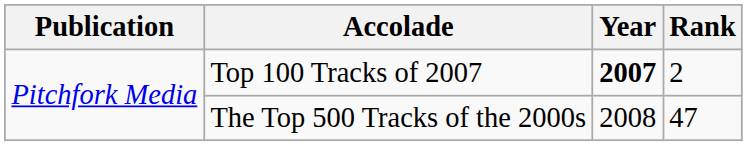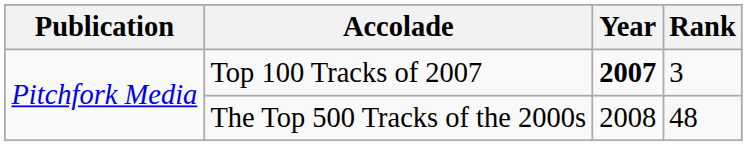(676, 72) 2 -> (676, 72) 3
(684, 117) 47 -> (684, 117) 48
